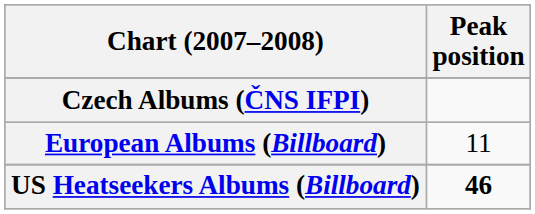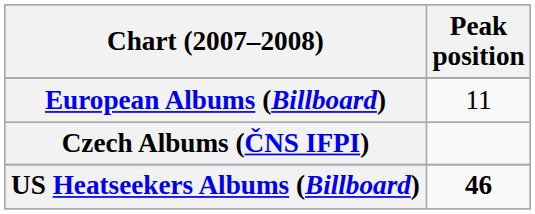rows swapped: (215, 99) <-> (216, 142)
